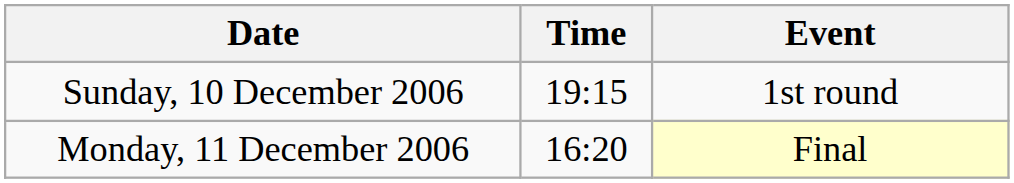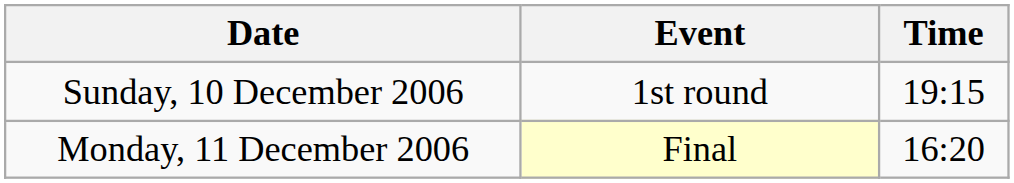columns swapped: (586, 33) <-> (830, 33)
